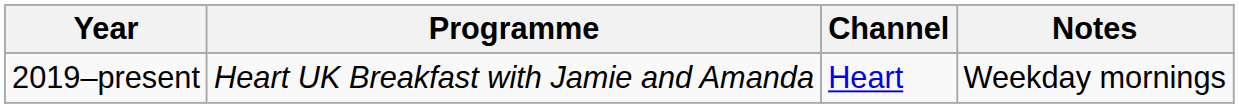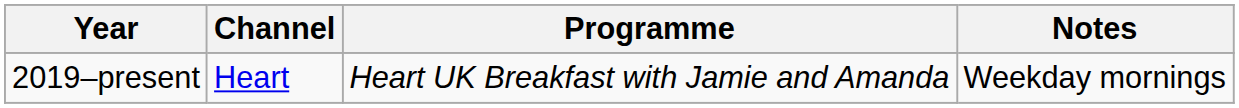columns swapped: (514, 28) <-> (889, 28)
